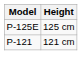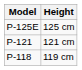+ row: (58, 57)
